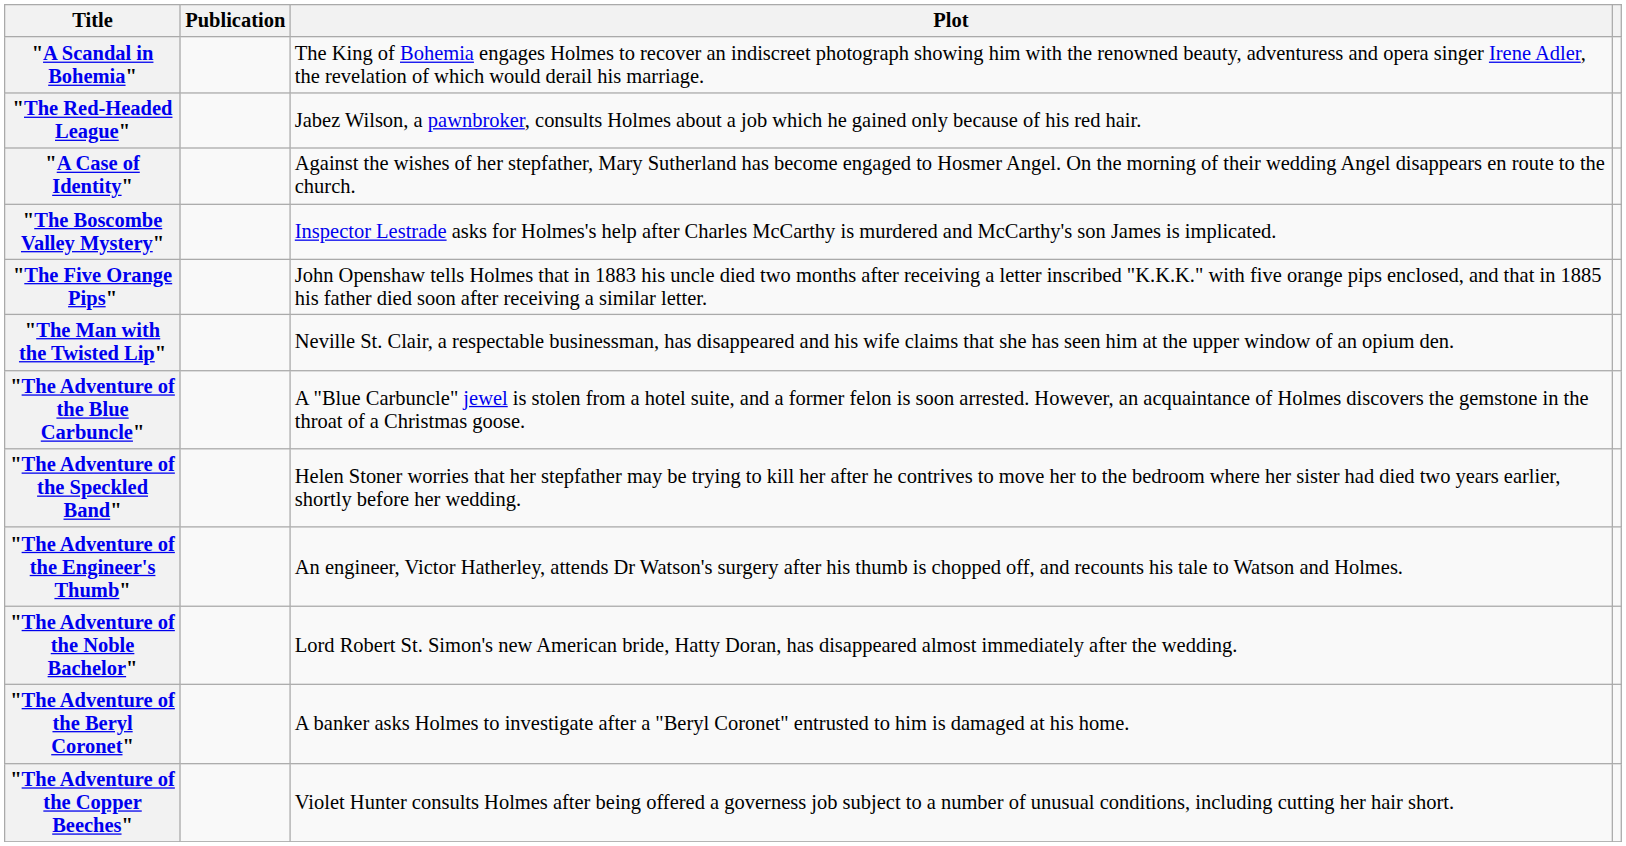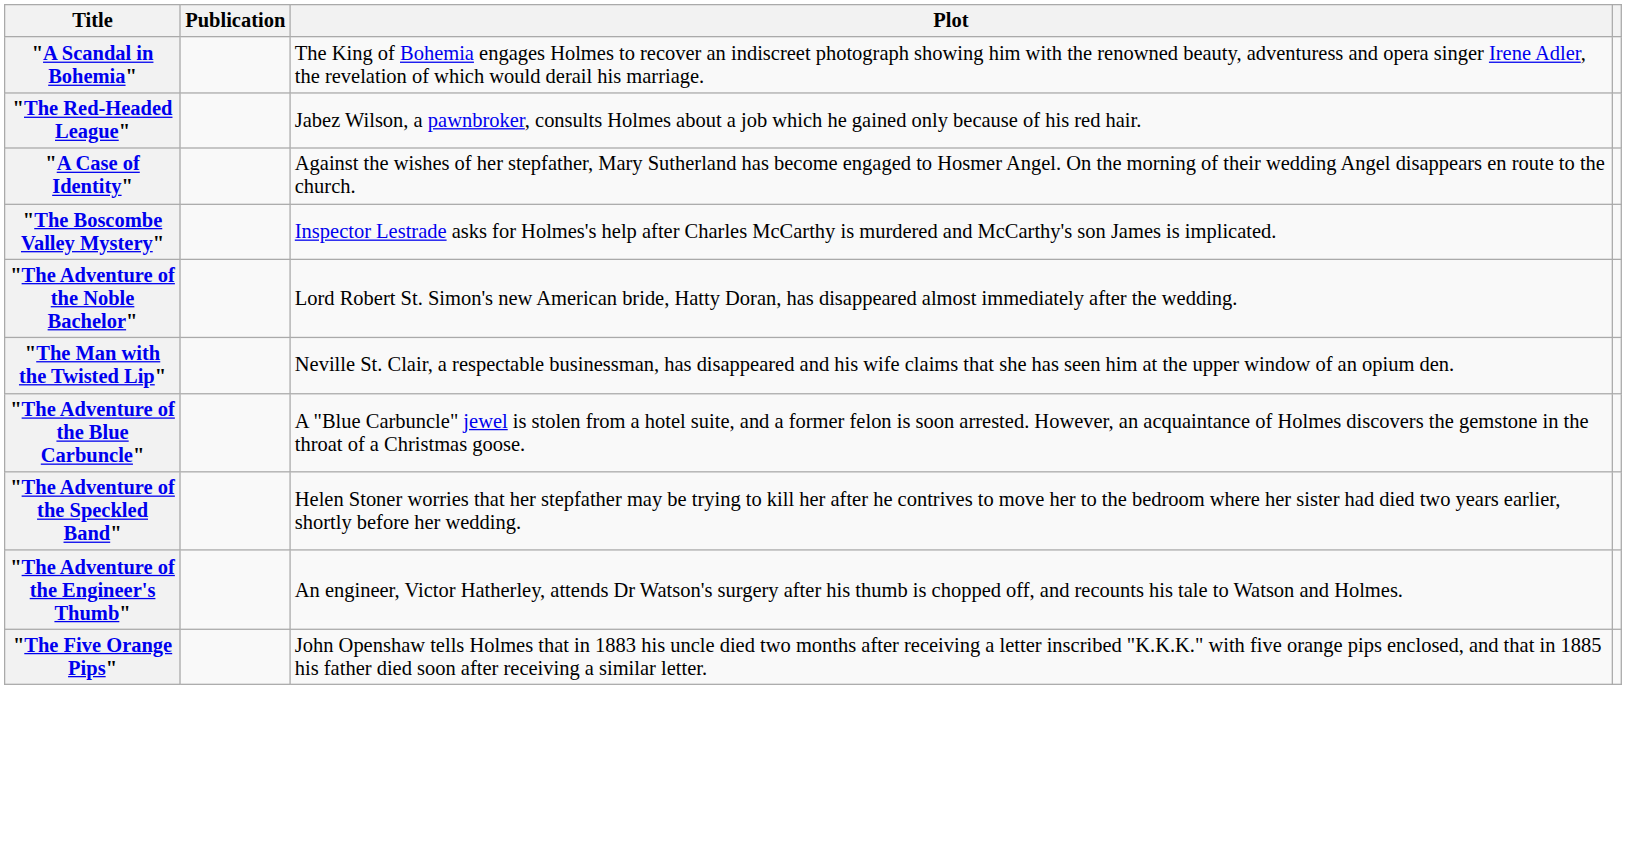rows swapped: (93, 286) <-> (93, 645)
- row: (93, 723)
- row: (93, 802)
